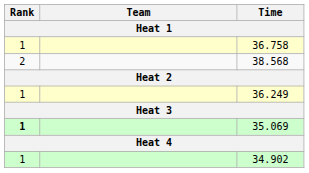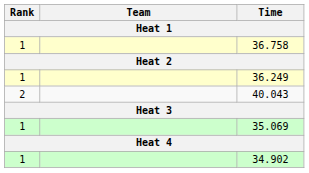- row: (270, 61)
+ row: (270, 94)
(22, 127) bold -> (22, 127) normal
